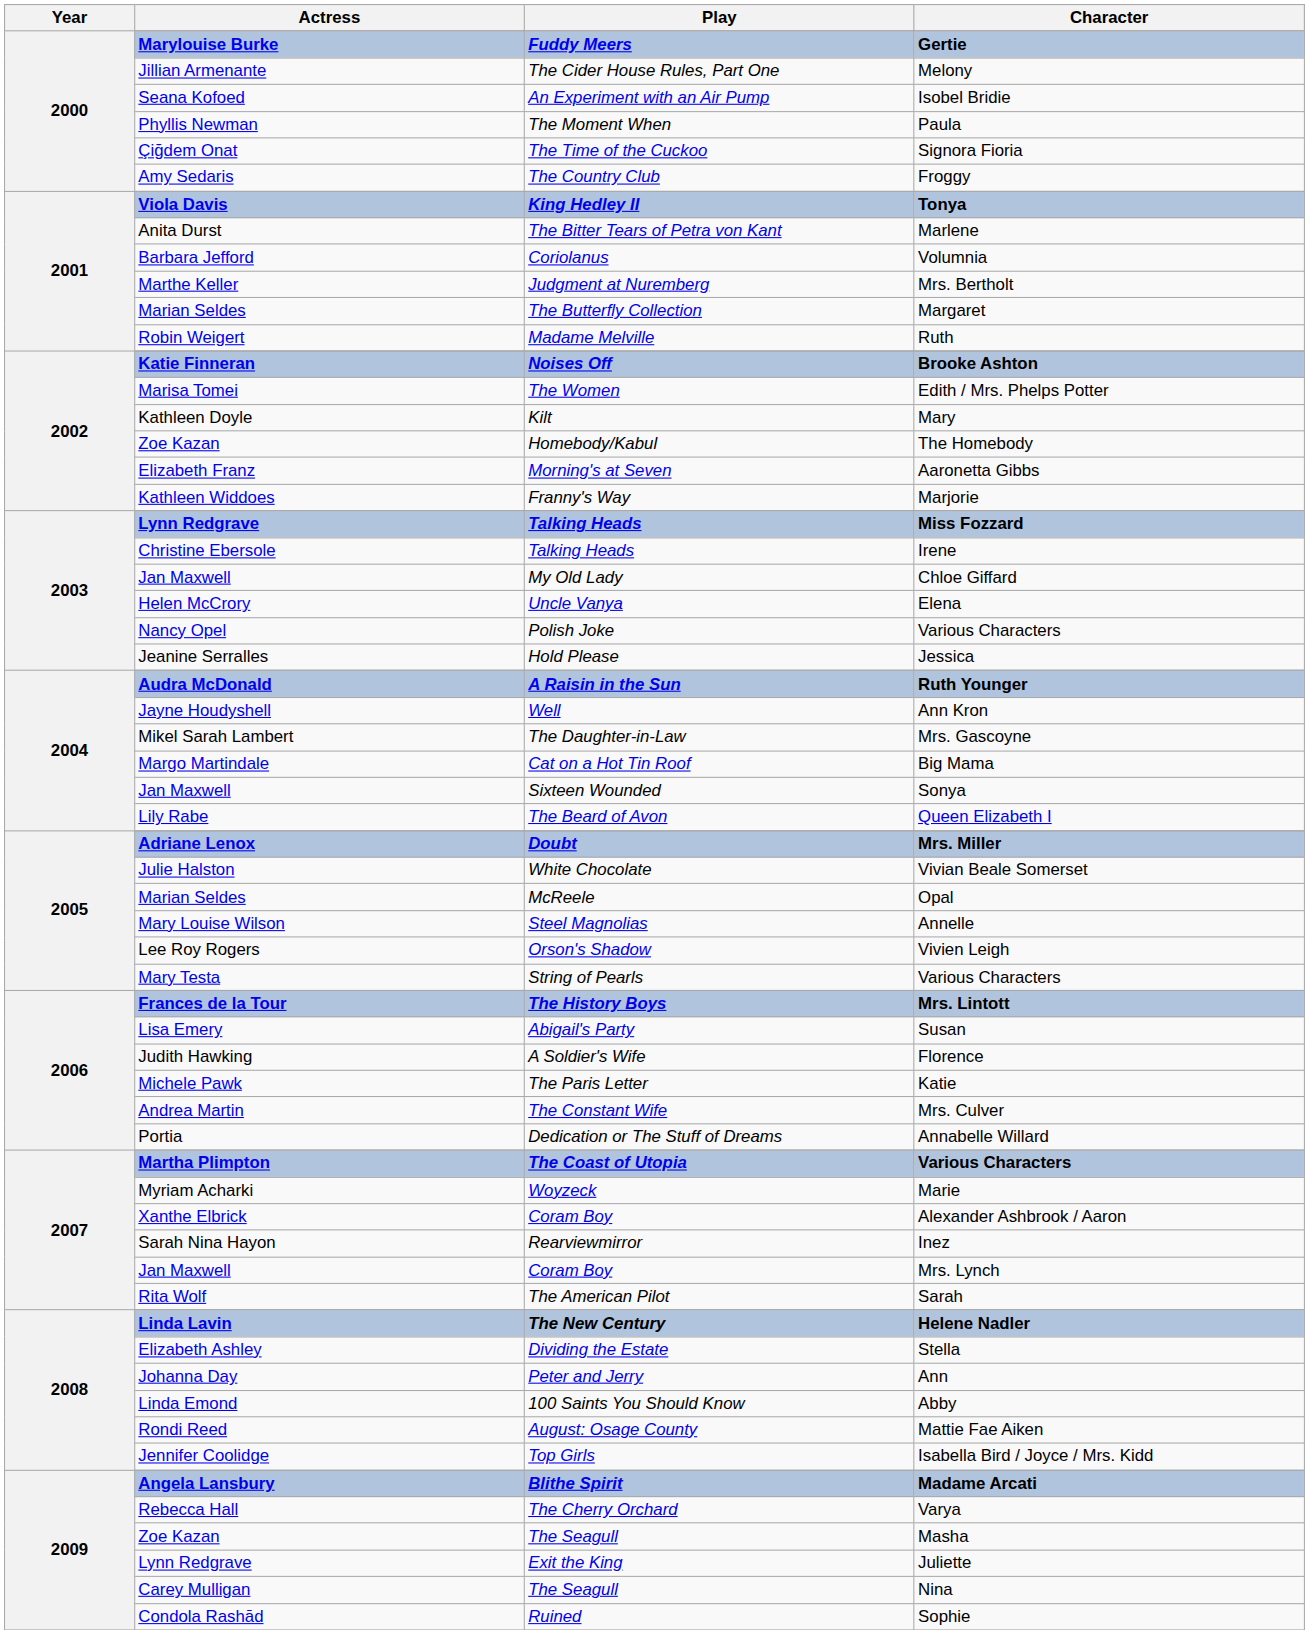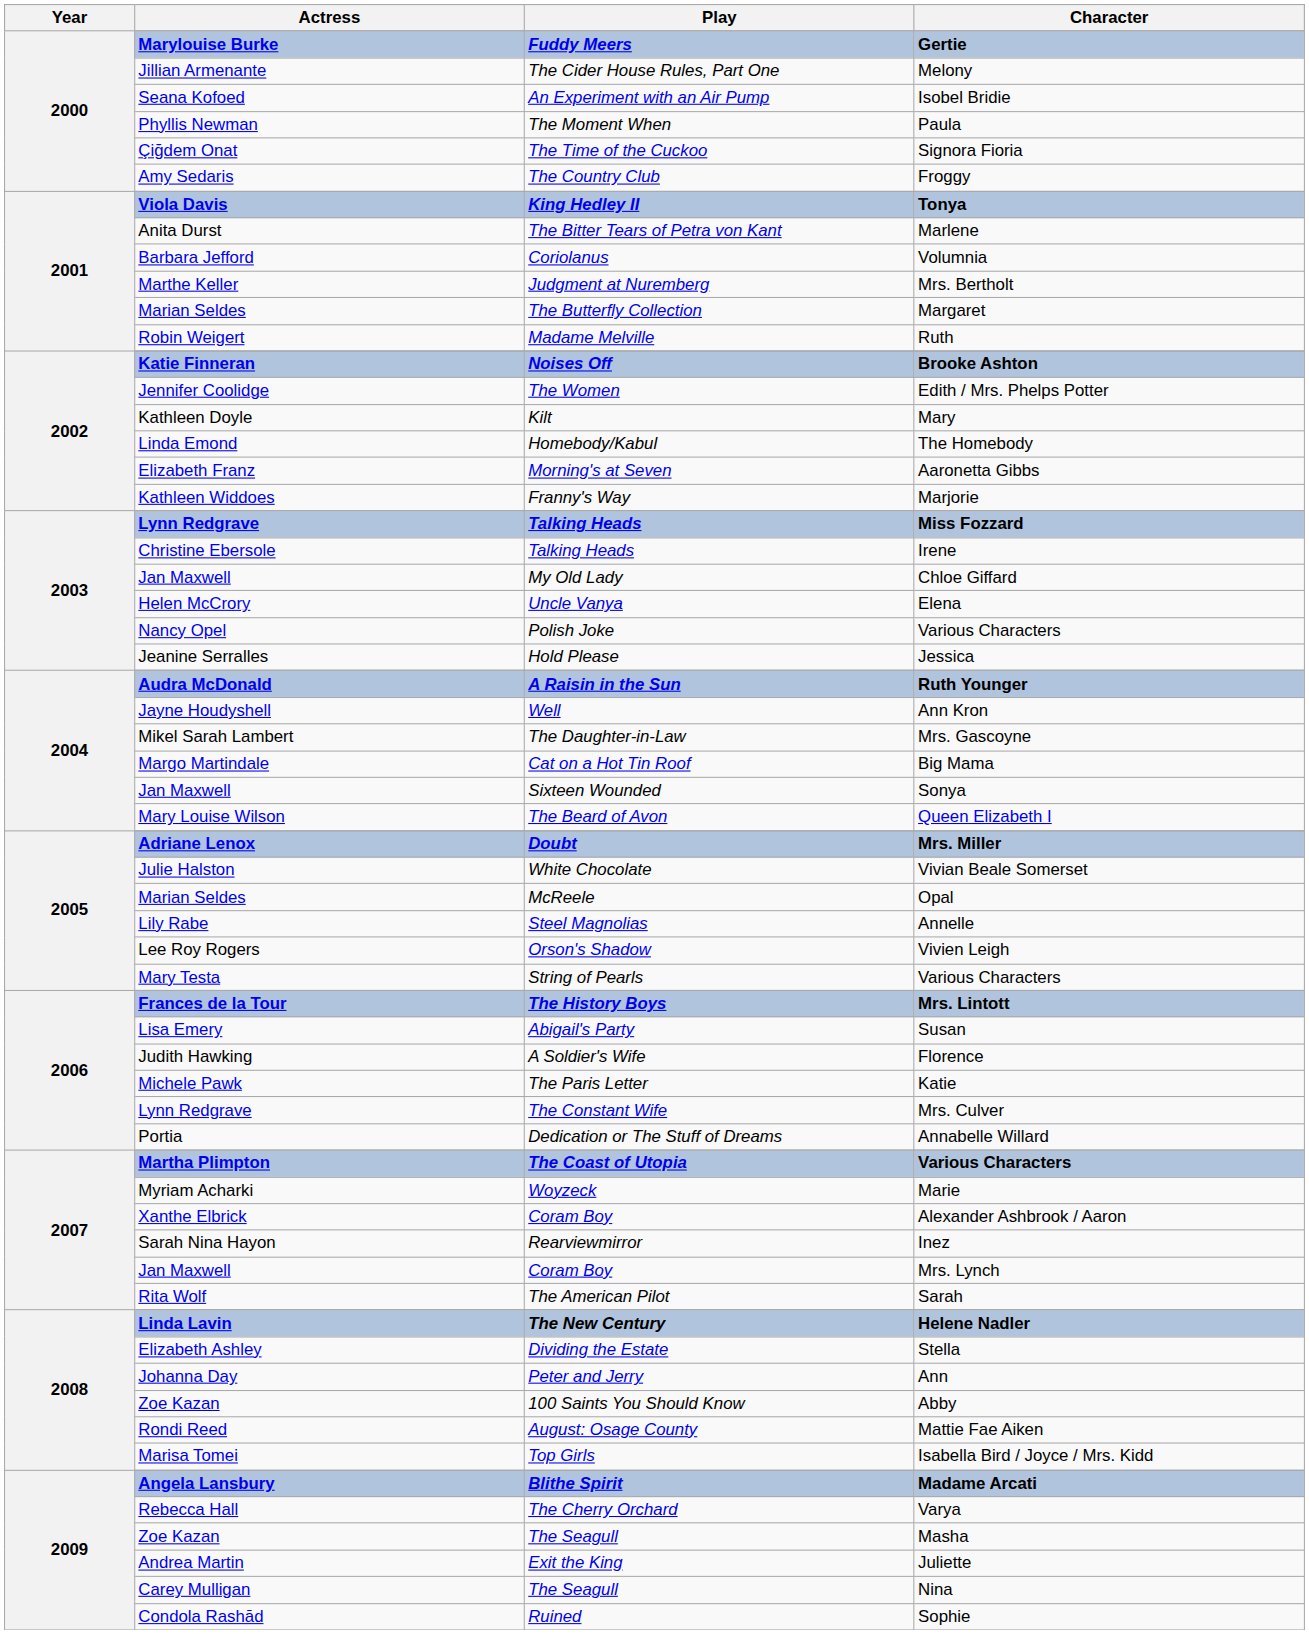(188, 390) Marisa Tomei -> (204, 390) Jennifer Coolidge
(179, 444) Zoe Kazan -> (188, 444) Linda Emond
(173, 817) Lily Rabe -> (212, 817) Mary Louise Wilson
(212, 923) Mary Louise Wilson -> (173, 923) Lily Rabe
(191, 1110) Andrea Martin -> (195, 1110) Lynn Redgrave
(188, 1403) Linda Emond -> (179, 1403) Zoe Kazan
(204, 1456) Jennifer Coolidge -> (188, 1456) Marisa Tomei
(195, 1563) Lynn Redgrave -> (191, 1563) Andrea Martin
